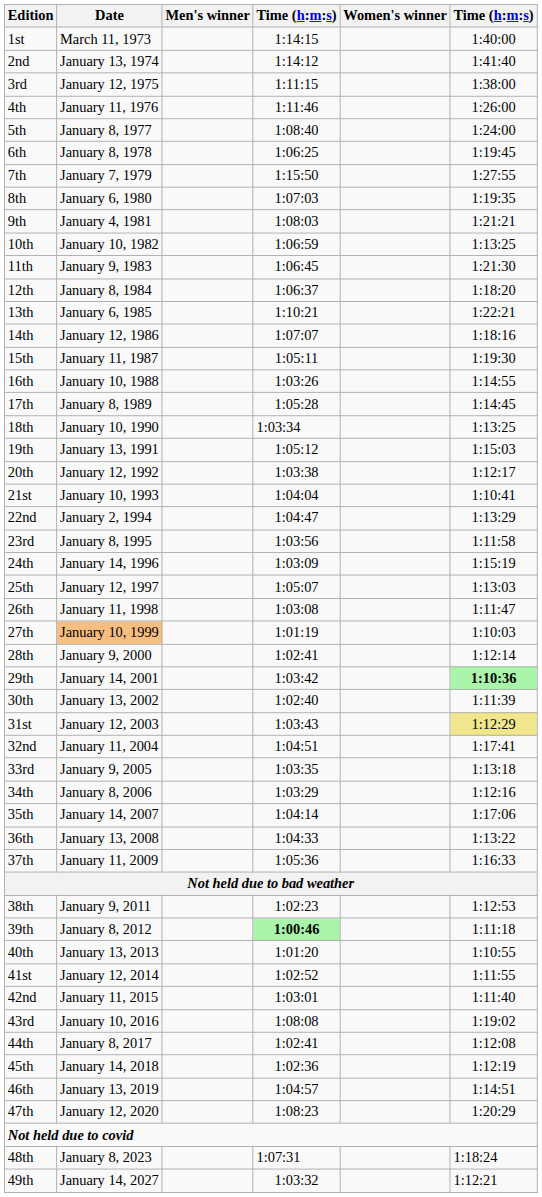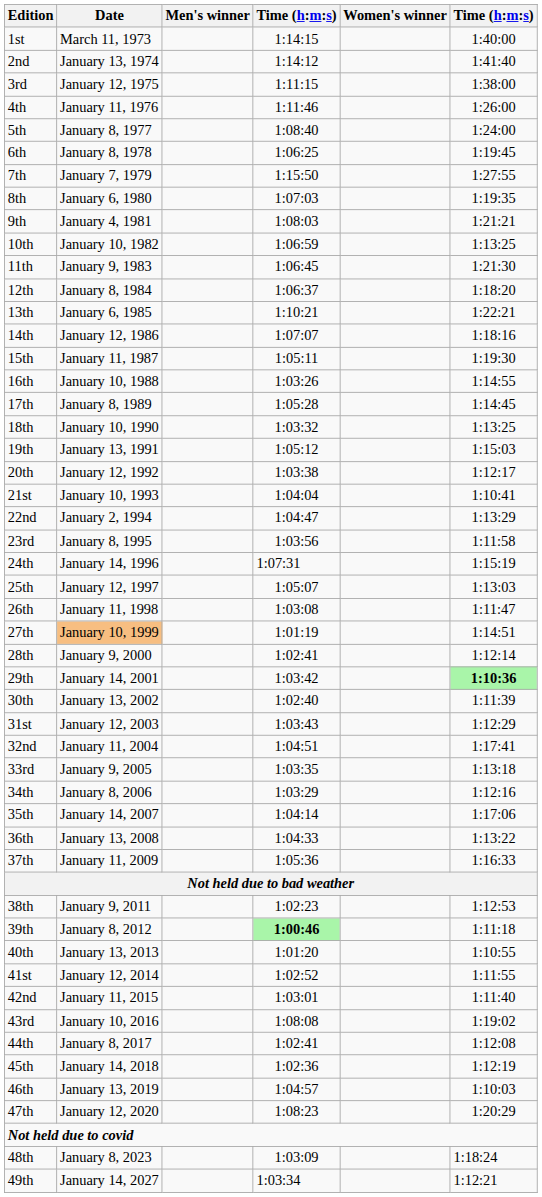(278, 426) 1:03:34 -> (297, 426) 1:03:32
(297, 564) 1:03:09 -> (278, 564) 1:07:31
(494, 632) 1:10:03 -> (494, 632) 1:14:51
(494, 723) khaki background -> (494, 723) no background
(494, 1089) 1:14:51 -> (494, 1089) 1:10:03
(278, 1157) 1:07:31 -> (297, 1157) 1:03:09
(297, 1180) 1:03:32 -> (278, 1180) 1:03:34
